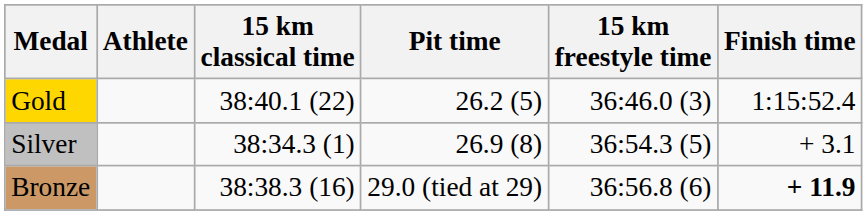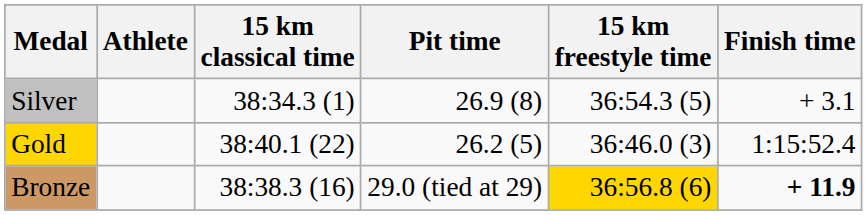rows swapped: (39, 100) <-> (44, 143)
(651, 187) no background -> (651, 187) gold background
